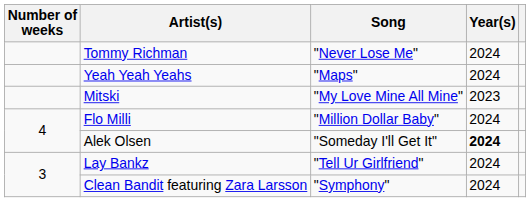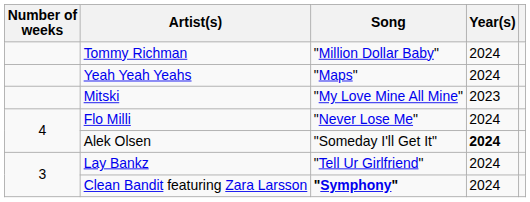(366, 53) "Never Lose Me" -> (376, 53) "Million Dollar Baby"
(376, 119) "Million Dollar Baby" -> (366, 119) "Never Lose Me"
(352, 185) normal -> (356, 185) bold
